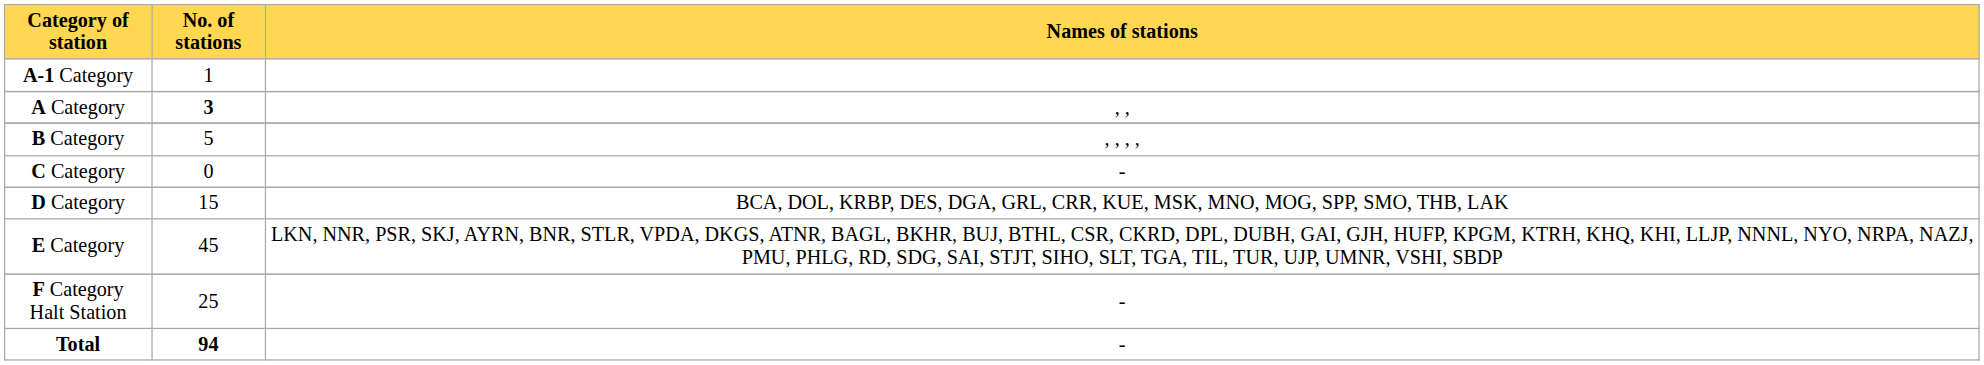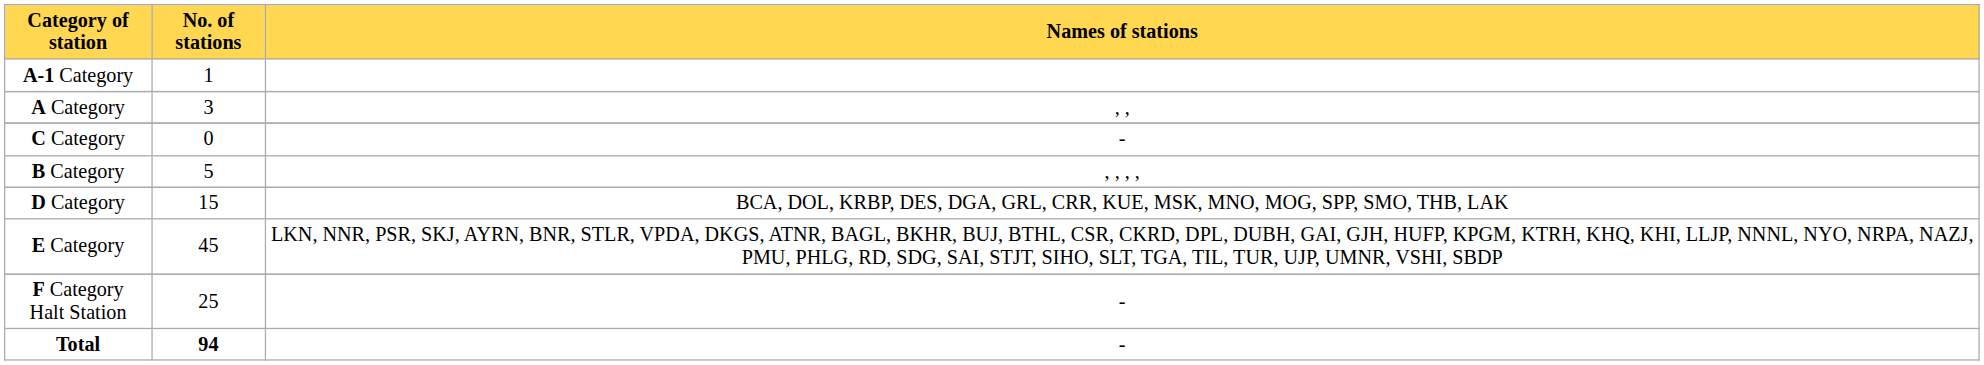(208, 107) bold -> (208, 107) normal
rows swapped: (78, 139) <-> (78, 171)
